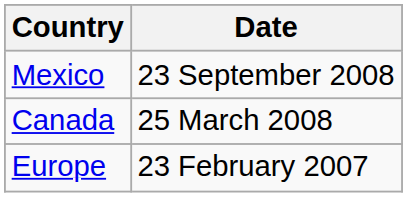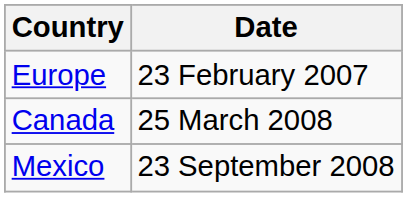rows swapped: (59, 167) <-> (58, 74)
